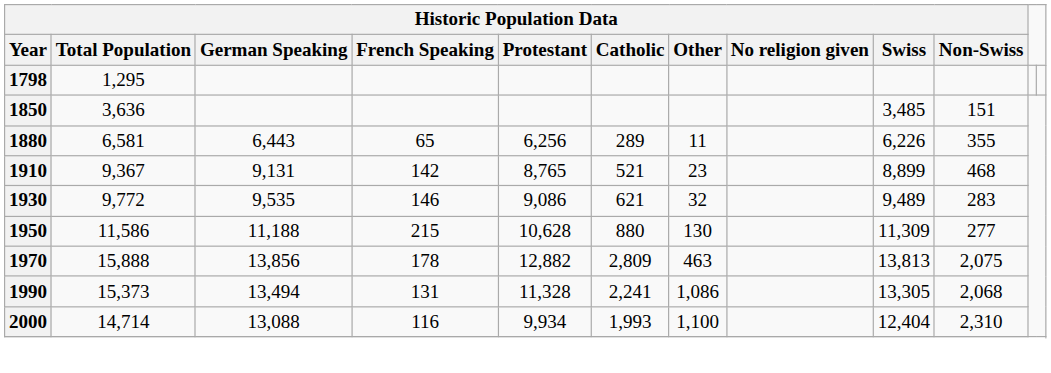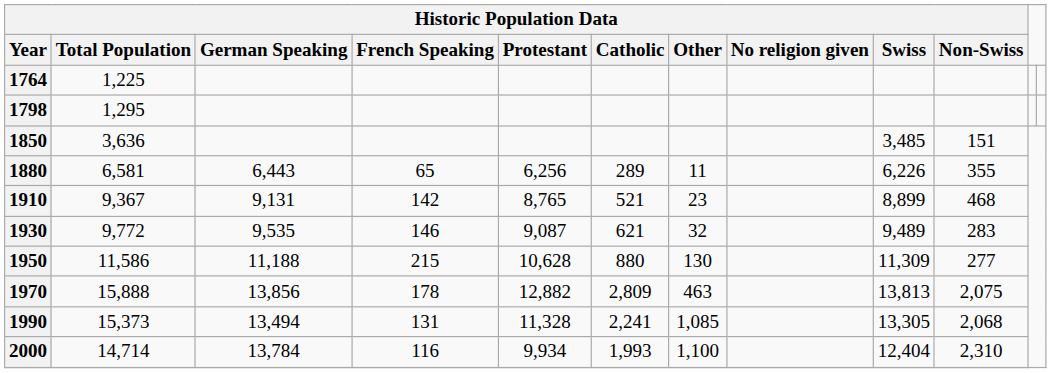+ row: (28, 79)
(545, 200) 9,086 -> (545, 230) 9,087
(698, 291) 1,086 -> (698, 321) 1,085
(274, 321) 13,088 -> (274, 351) 13,784
